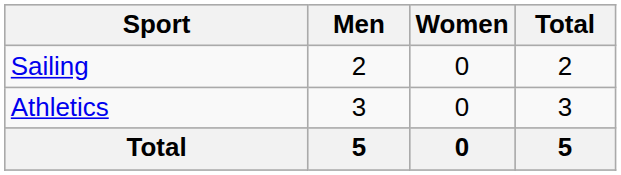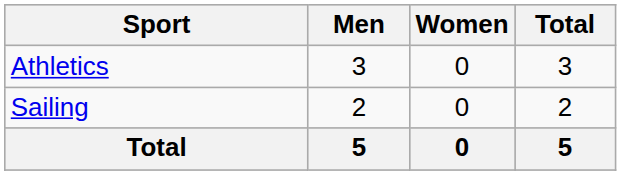rows swapped: (60, 107) <-> (50, 66)
